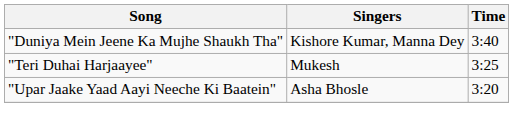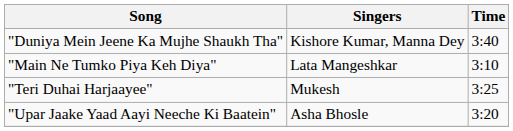+ row: (112, 65)
